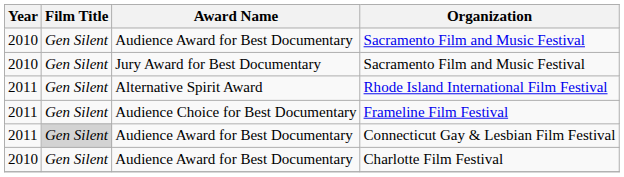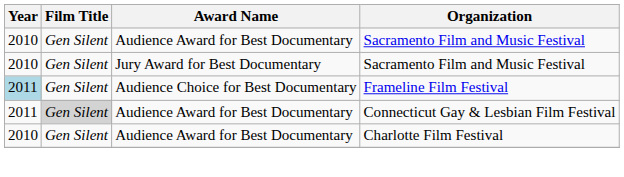- row: (189, 87)
(23, 111) no background -> (23, 87) lightblue background
